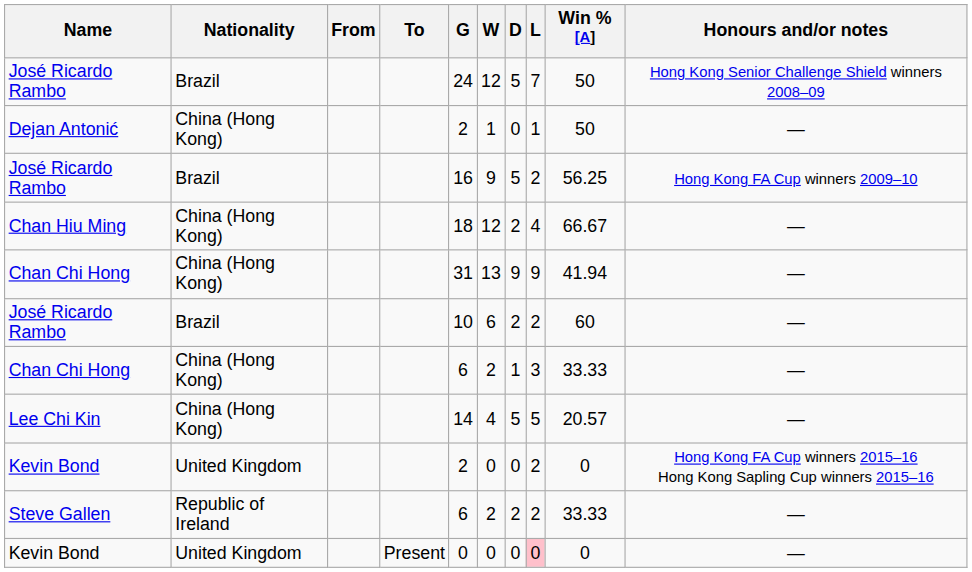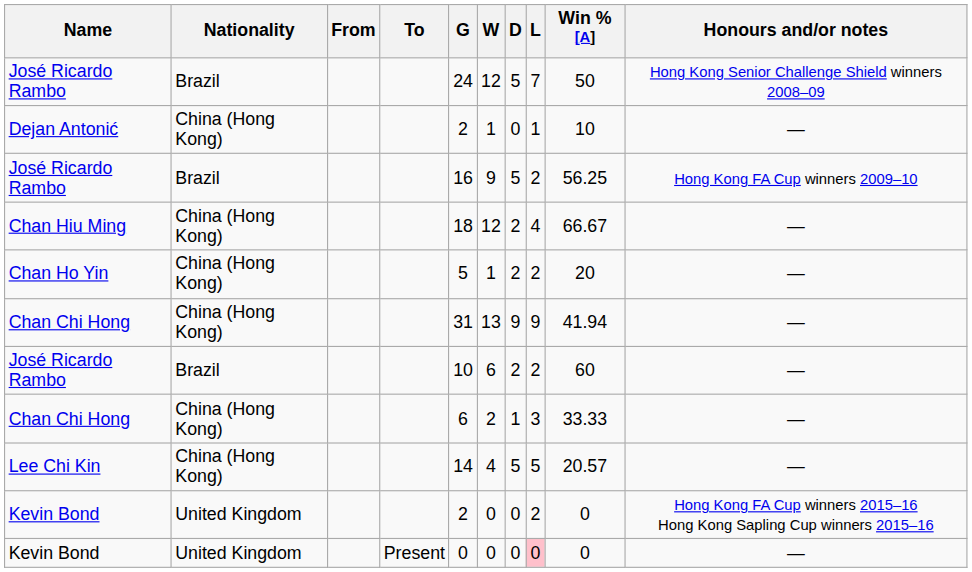(585, 129) 50 -> (585, 129) 10
+ row: (59, 274)
- row: (59, 514)
